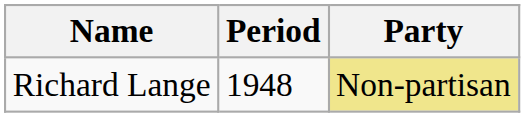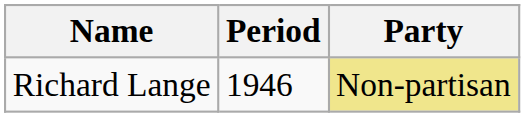(259, 84) 1948 -> (259, 84) 1946
